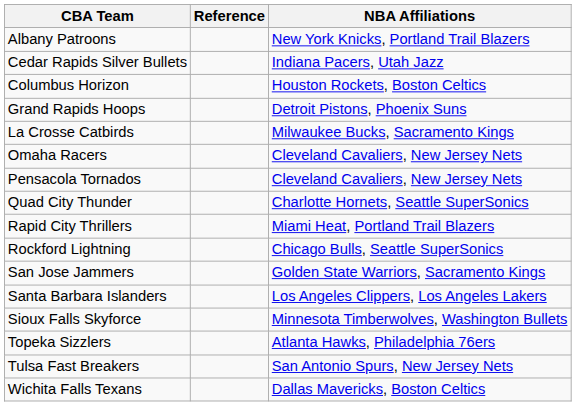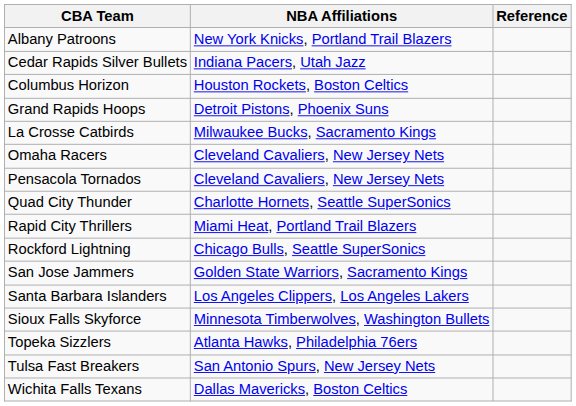columns swapped: (420, 16) <-> (229, 16)
